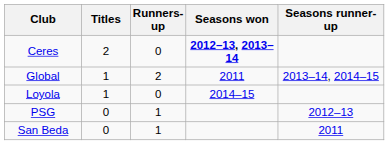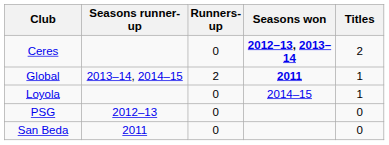columns swapped: (106, 20) <-> (331, 20)
(232, 76) normal -> (290, 76) bold
(158, 112) 1 -> (216, 112) 0
(158, 130) 1 -> (216, 130) 0
